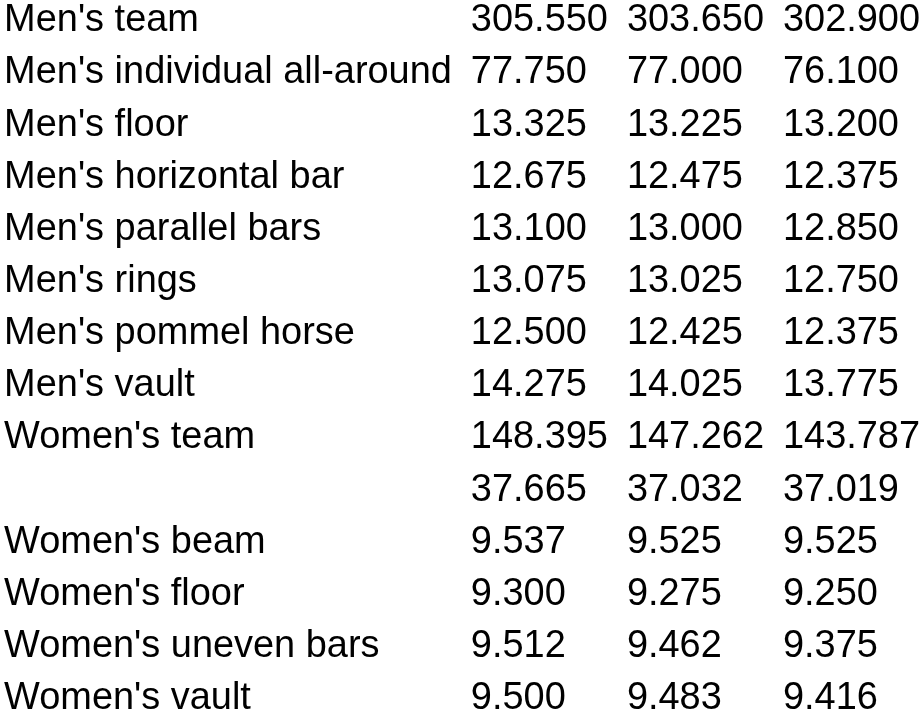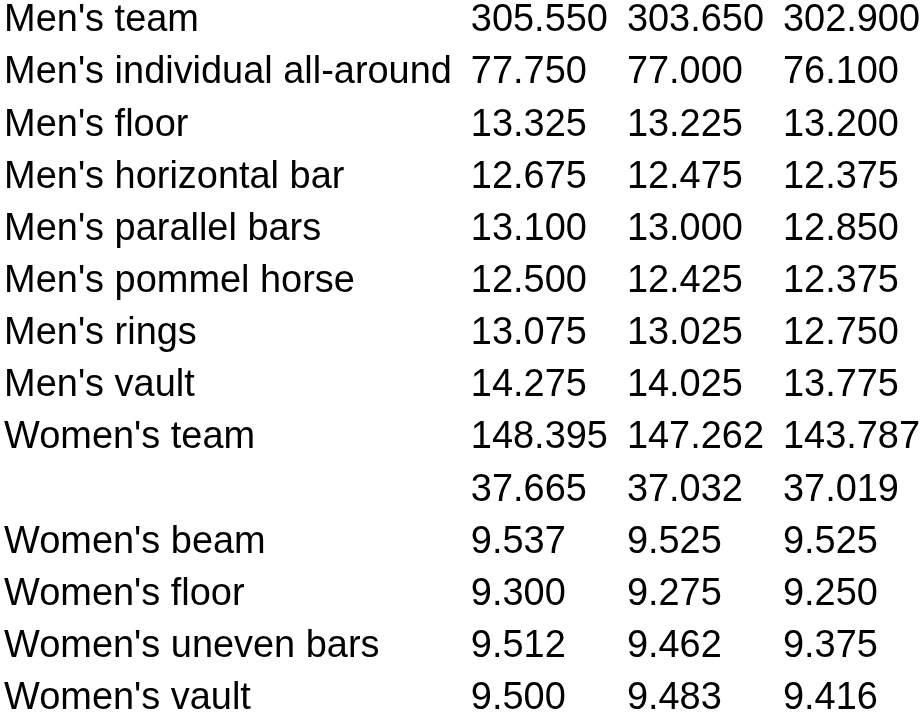rows swapped: (179, 331) <-> (100, 279)
